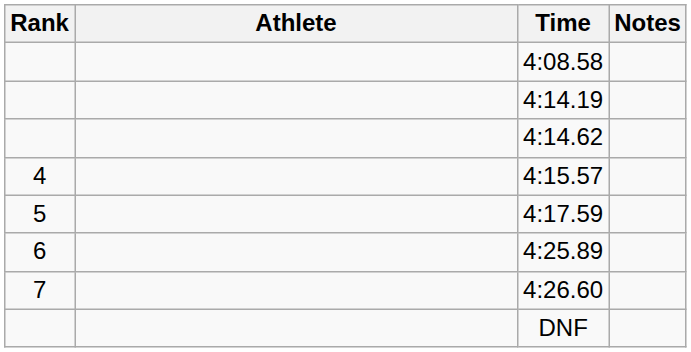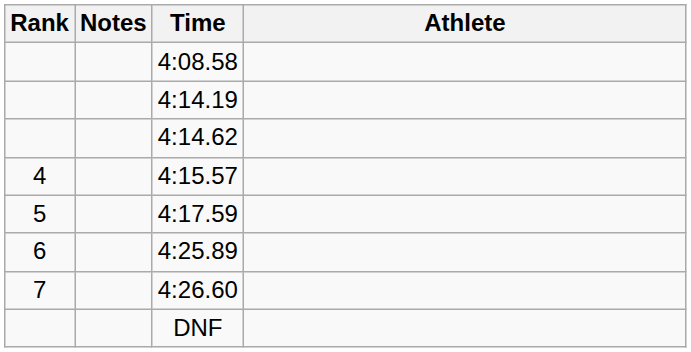columns swapped: (296, 23) <-> (648, 23)
